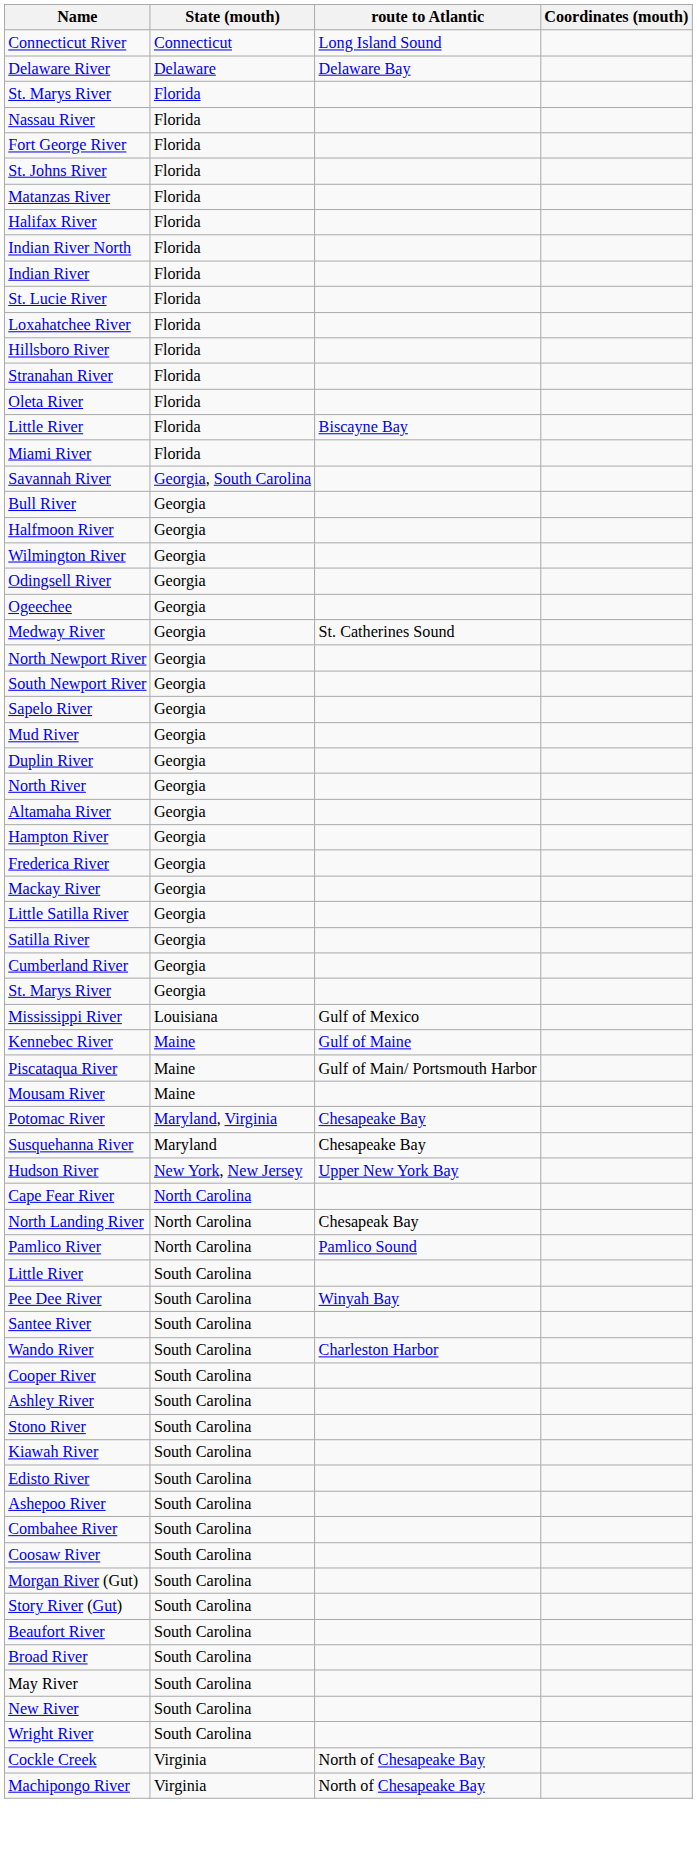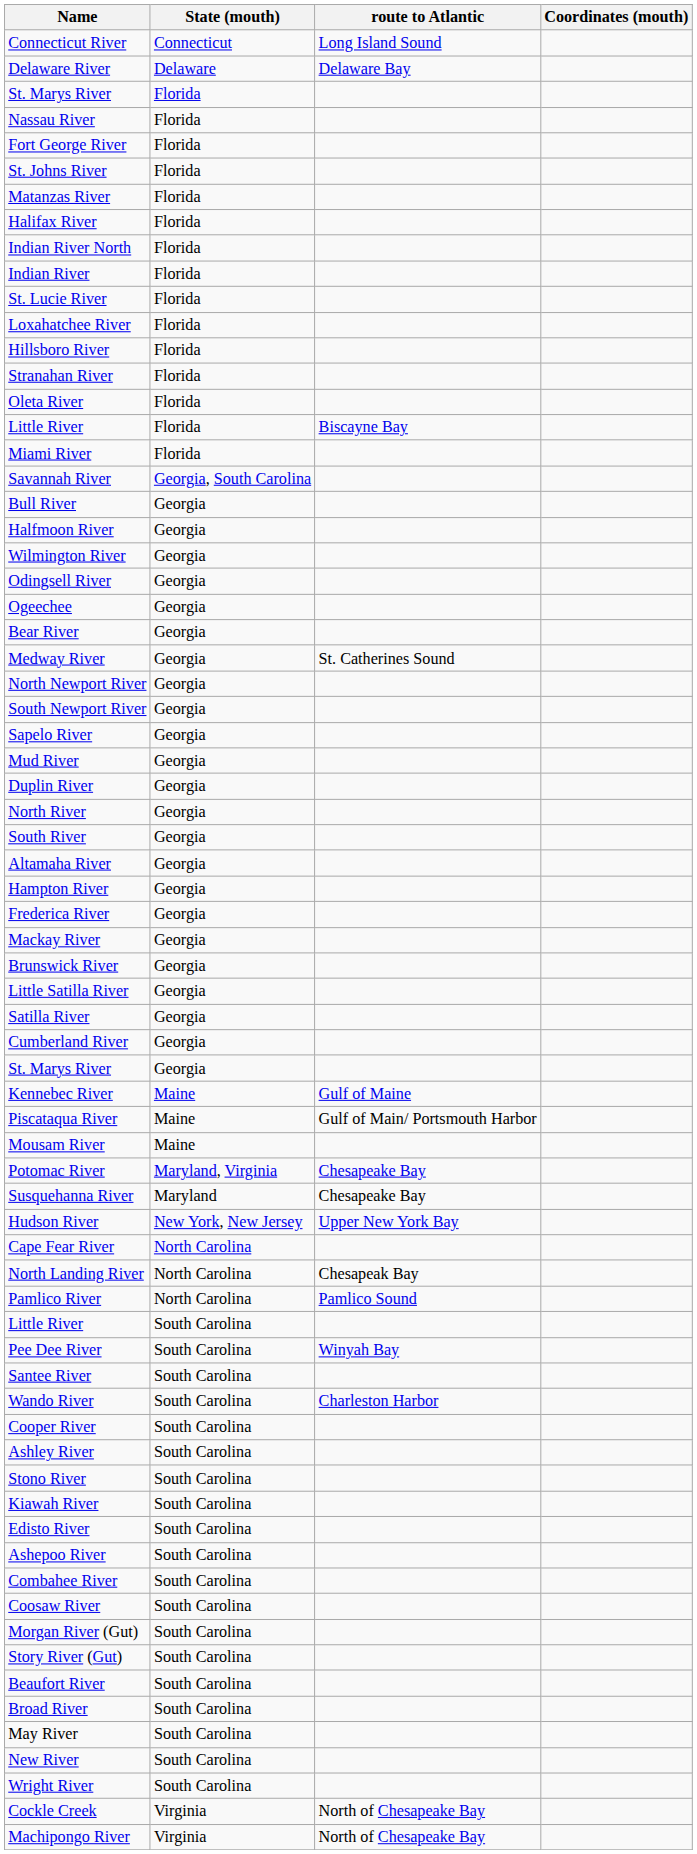+ row: (43, 632)
+ row: (47, 837)
+ row: (63, 965)
- row: (65, 1016)
